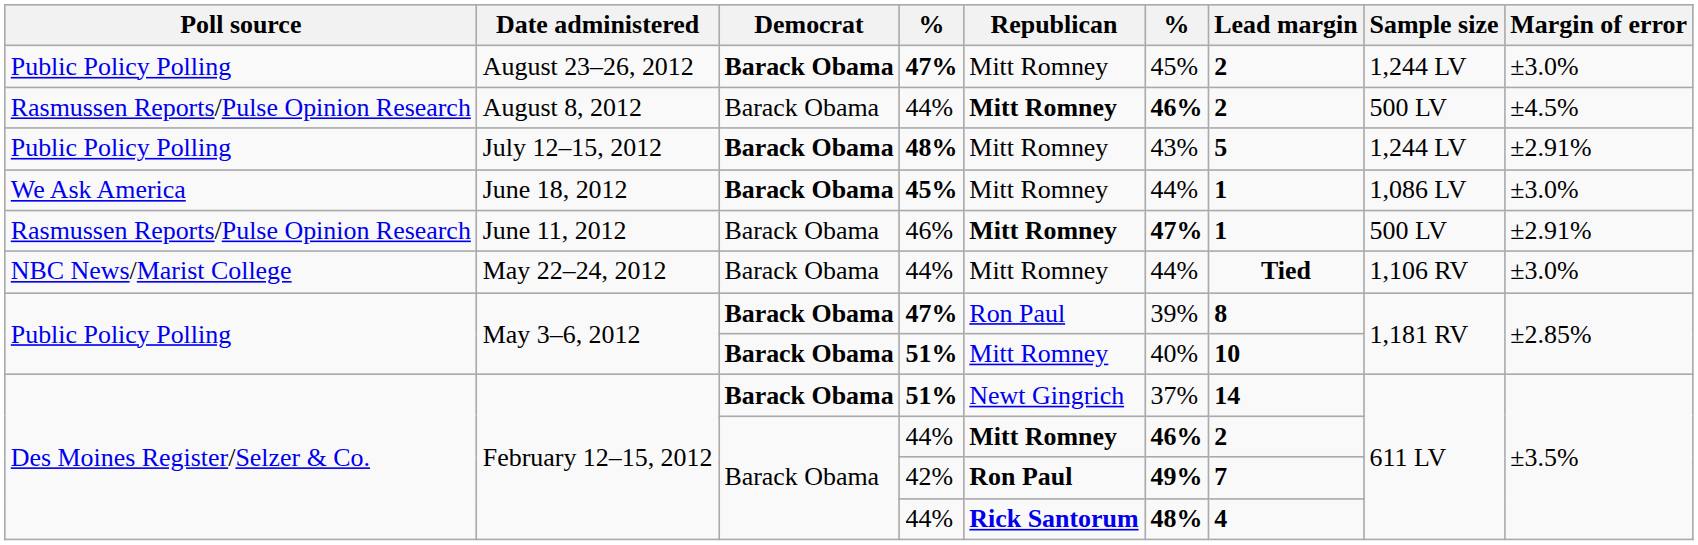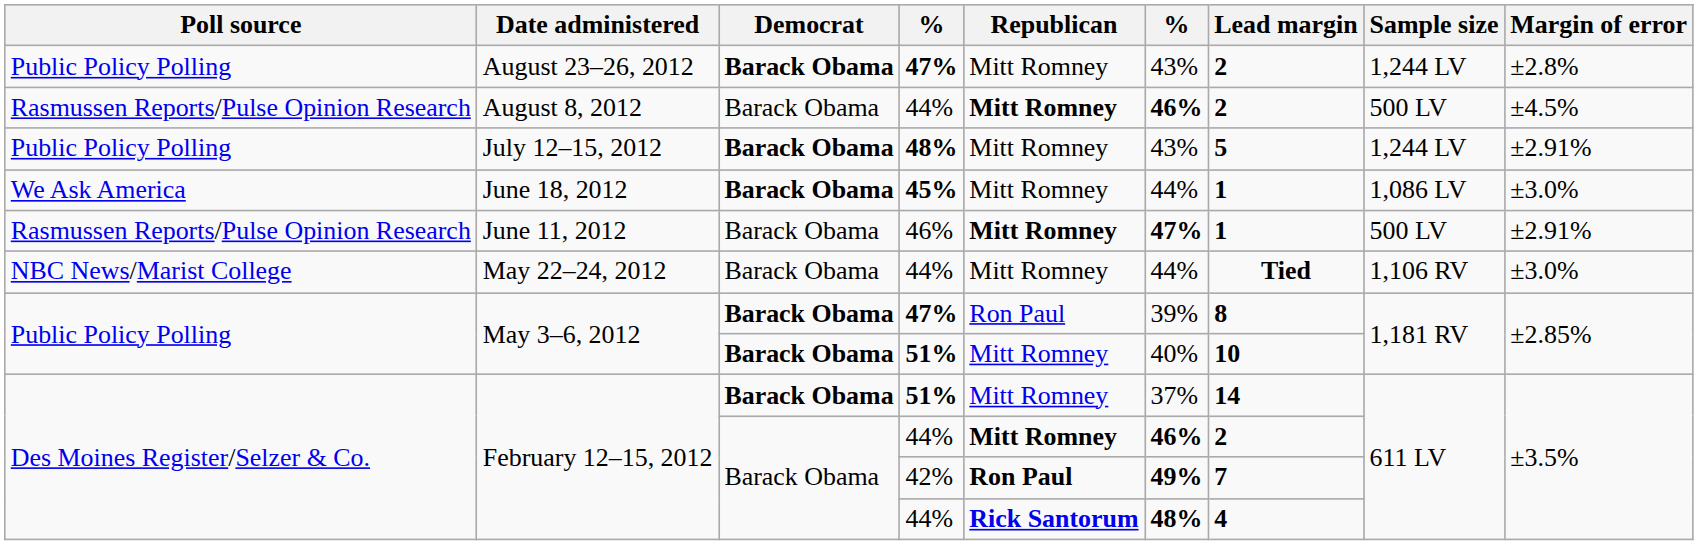(1174, 66) 45% -> (1174, 66) 43%
(1544, 66) ±3.0% -> (1544, 66) ±2.8%
(1047, 395) Newt Gingrich -> (1039, 395) Mitt Romney
